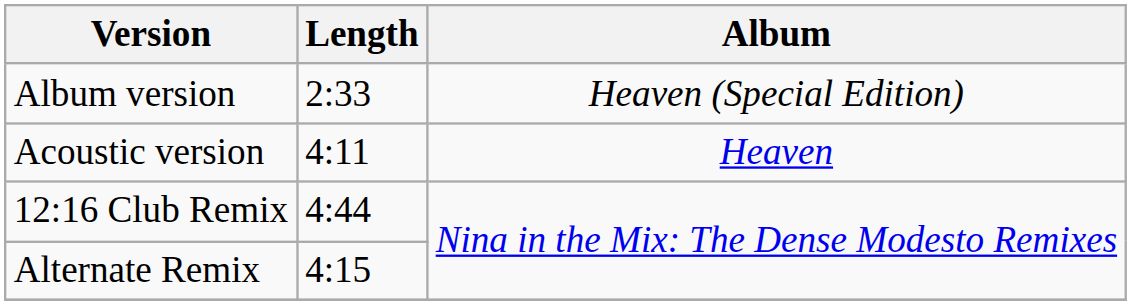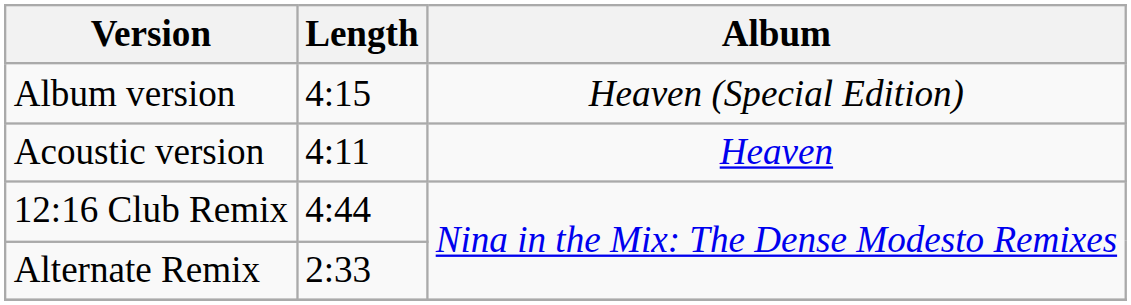(338, 92) 2:33 -> (338, 92) 4:15
(338, 269) 4:15 -> (338, 269) 2:33
